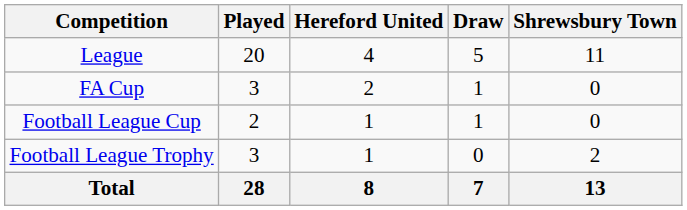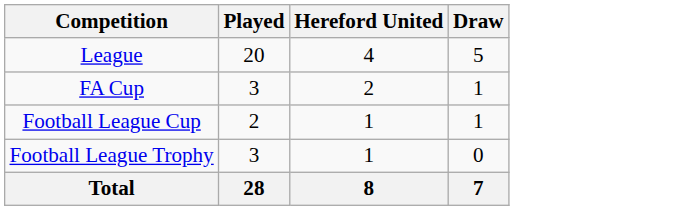- column: (595, 21)
